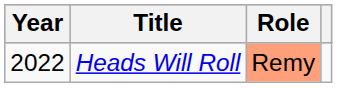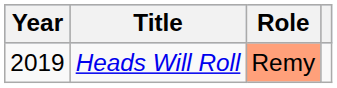(37, 62) 2022 -> (37, 62) 2019
